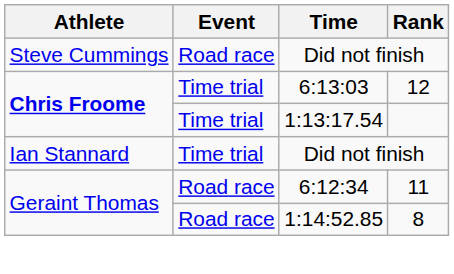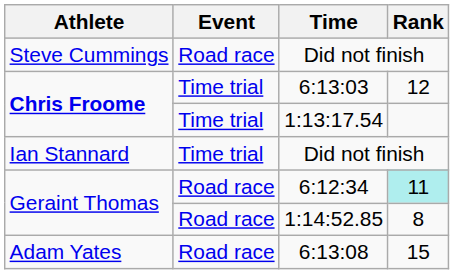(418, 187) no background -> (418, 187) paleturquoise background
+ row: (65, 253)
